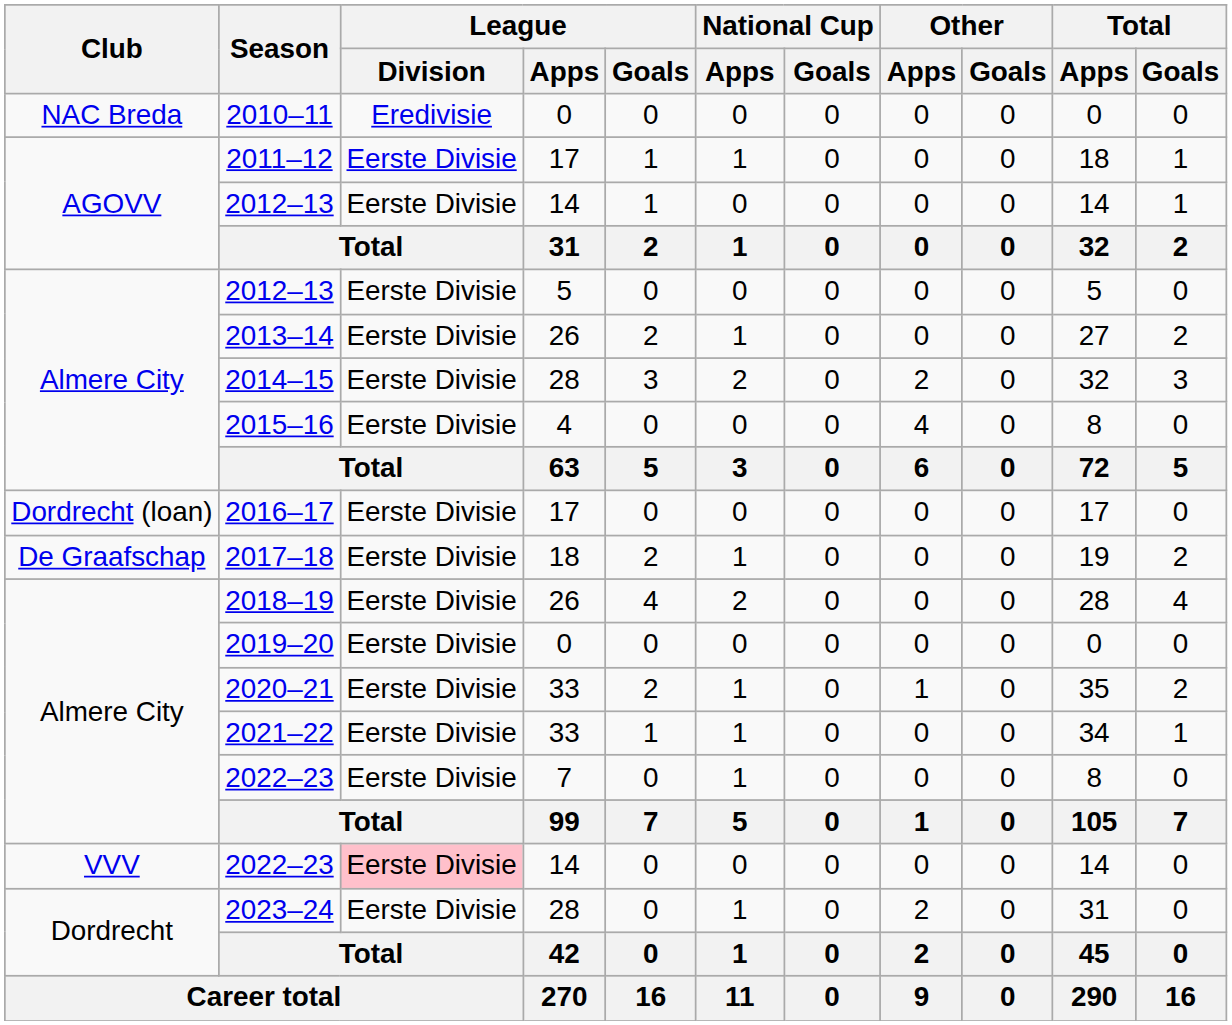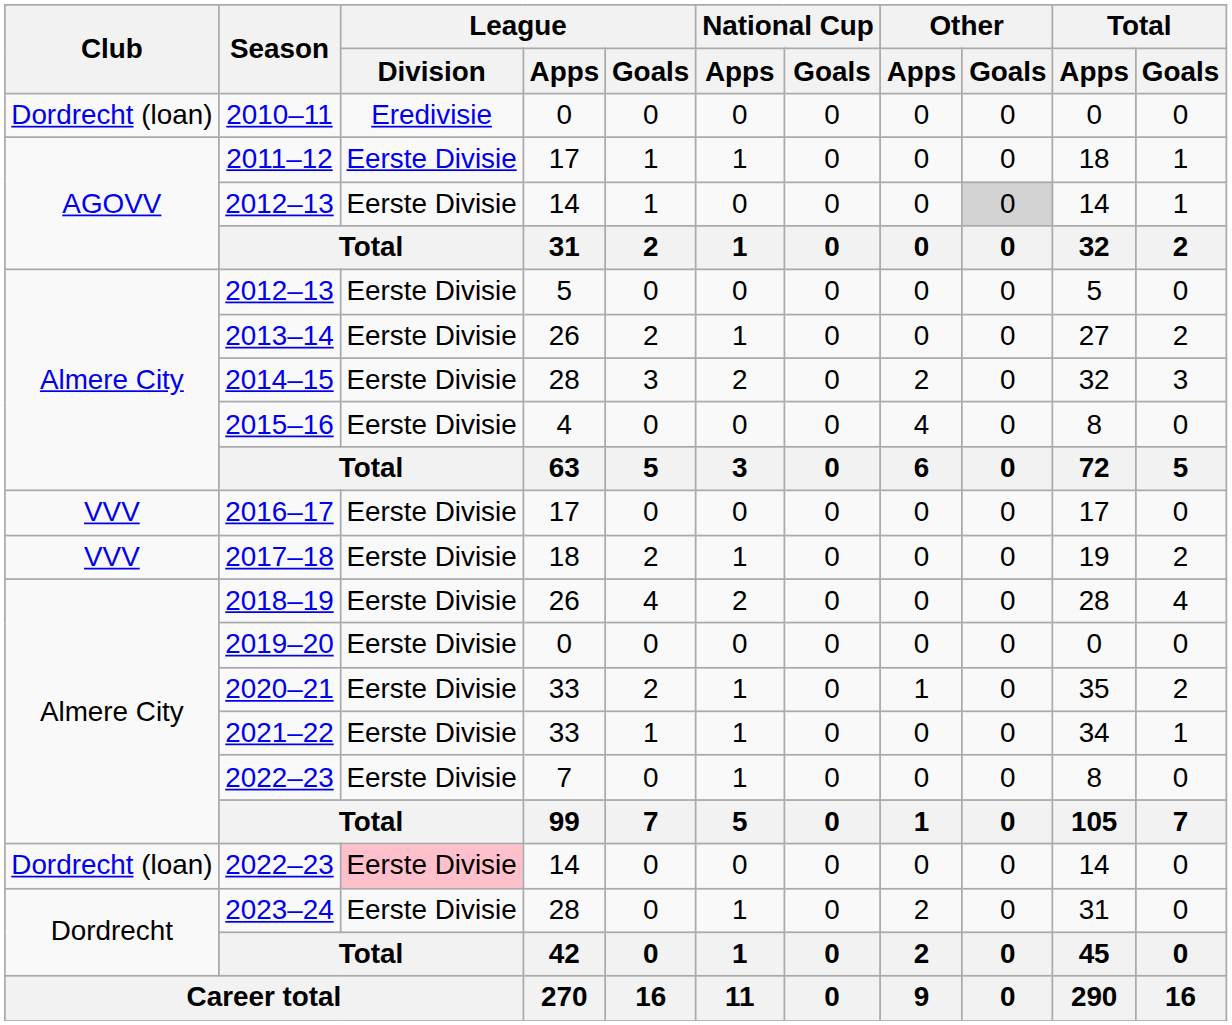(112, 114) NAC Breda -> (112, 114) Dordrecht (loan)
(1008, 203) no background -> (1008, 203) lightgrey background
(112, 512) Dordrecht (loan) -> (112, 512) VVV
(112, 556) De Graafschap -> (112, 556) VVV
(112, 865) VVV -> (112, 865) Dordrecht (loan)
